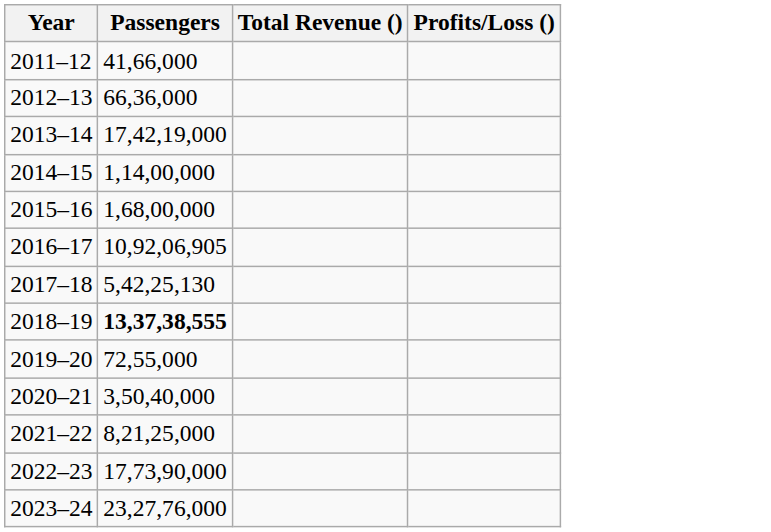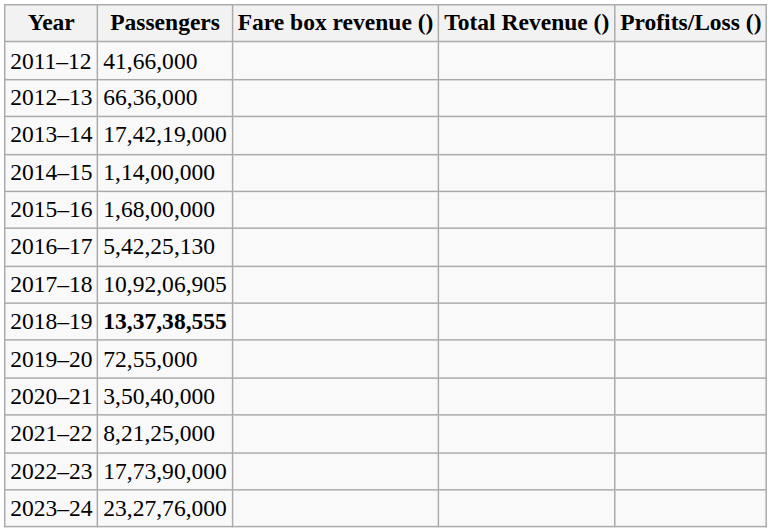+ column: (336, 23)
(165, 246) 10,92,06,905 -> (159, 246) 5,42,25,130
(159, 284) 5,42,25,130 -> (165, 284) 10,92,06,905
